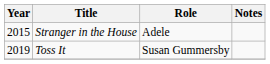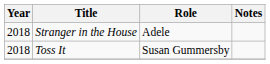(19, 31) 2015 -> (19, 31) 2018
(19, 50) 2019 -> (19, 50) 2018
